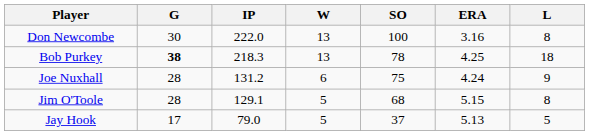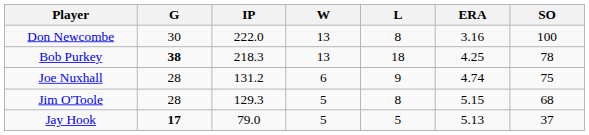columns swapped: (547, 15) <-> (398, 15)
(472, 78) 4.24 -> (472, 78) 4.74
(249, 99) 129.1 -> (249, 99) 129.3
(174, 120) normal -> (174, 120) bold
